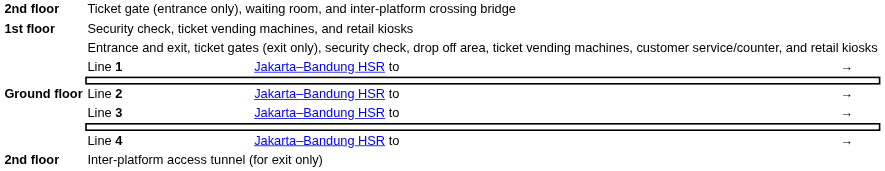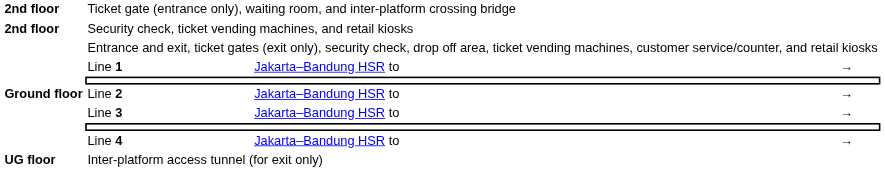(30, 28) 1st floor -> (32, 28) 2nd floor
(32, 159) 2nd floor -> (30, 159) UG floor
